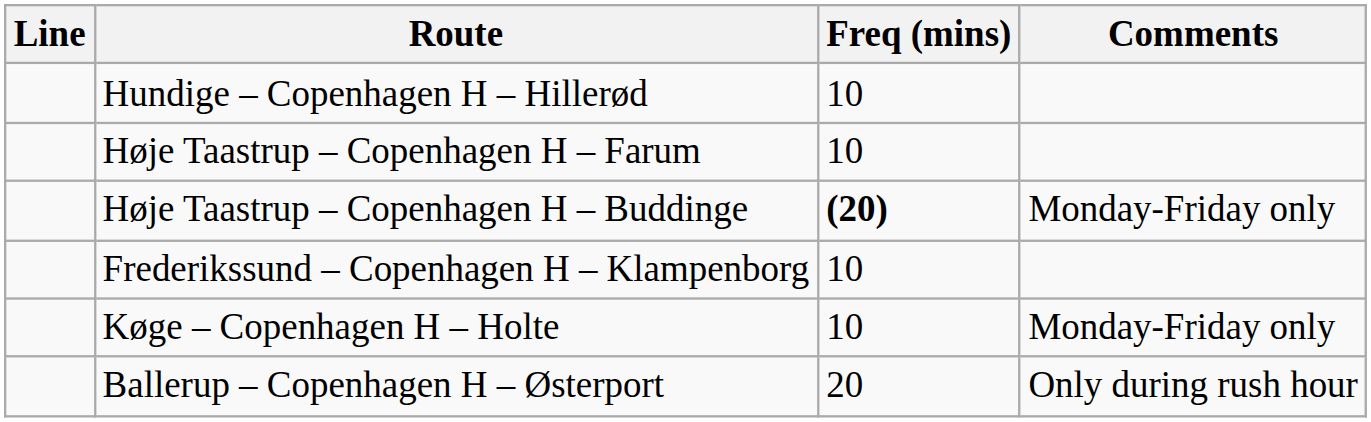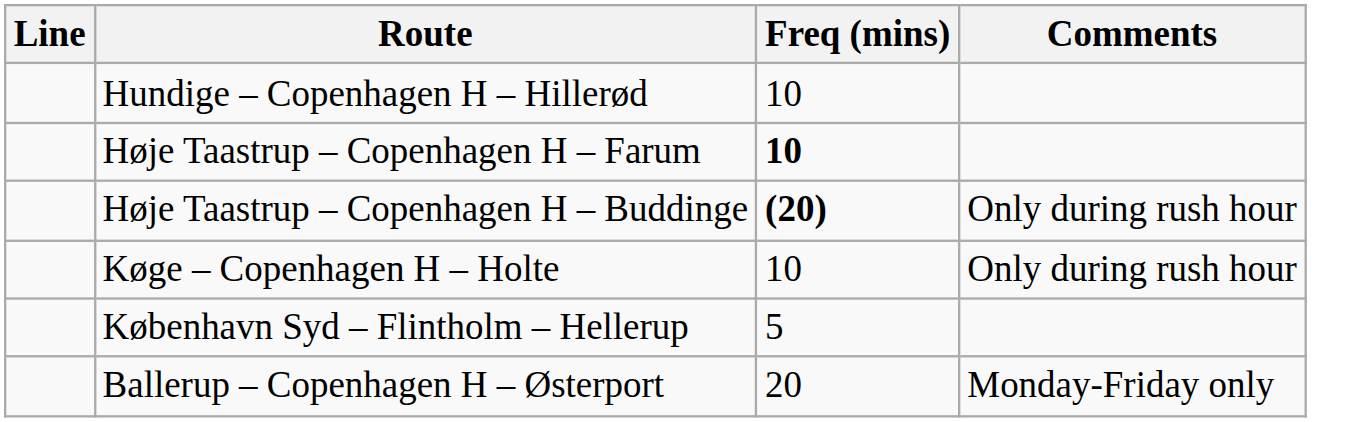(845, 151) normal -> (784, 151) bold
(1182, 209) Monday-Friday only -> (1132, 209) Only during rush hour
- row: (456, 268)
(1182, 326) Monday-Friday only -> (1132, 268) Only during rush hour
+ row: (396, 326)
(1193, 385) Only during rush hour -> (1121, 385) Monday-Friday only
